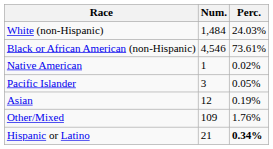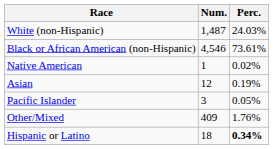(213, 30) 1,484 -> (213, 30) 1,487
rows swapped: (20, 100) <-> (41, 83)
(209, 118) 109 -> (209, 118) 409
(206, 135) 21 -> (206, 135) 18
